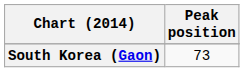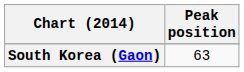(202, 56) 73 -> (202, 56) 63
